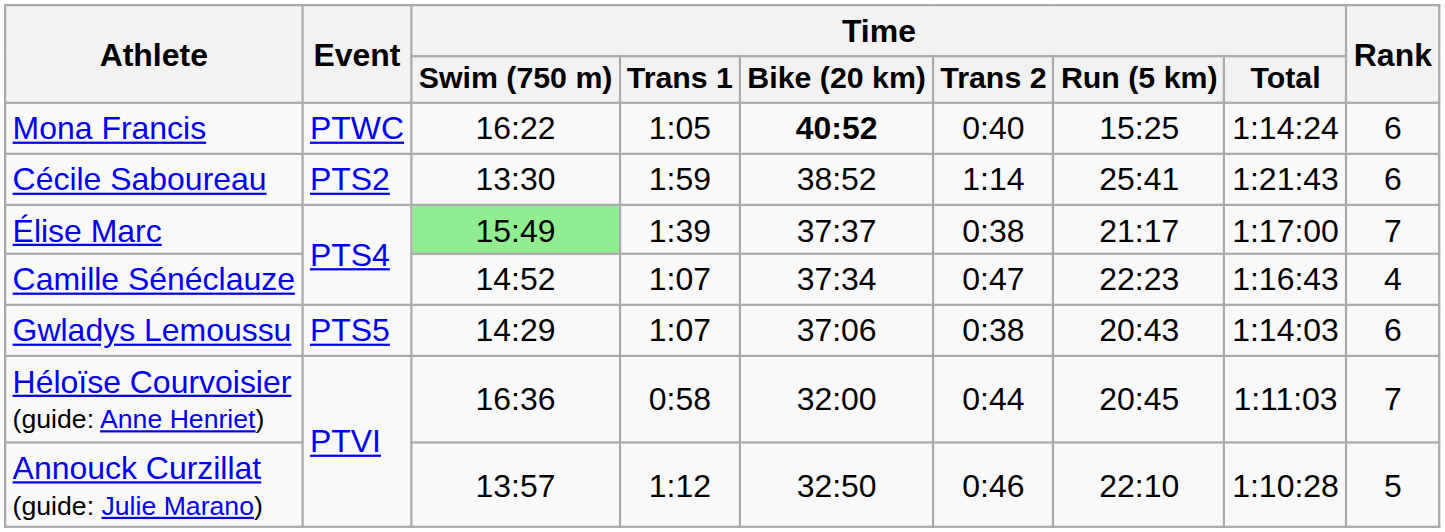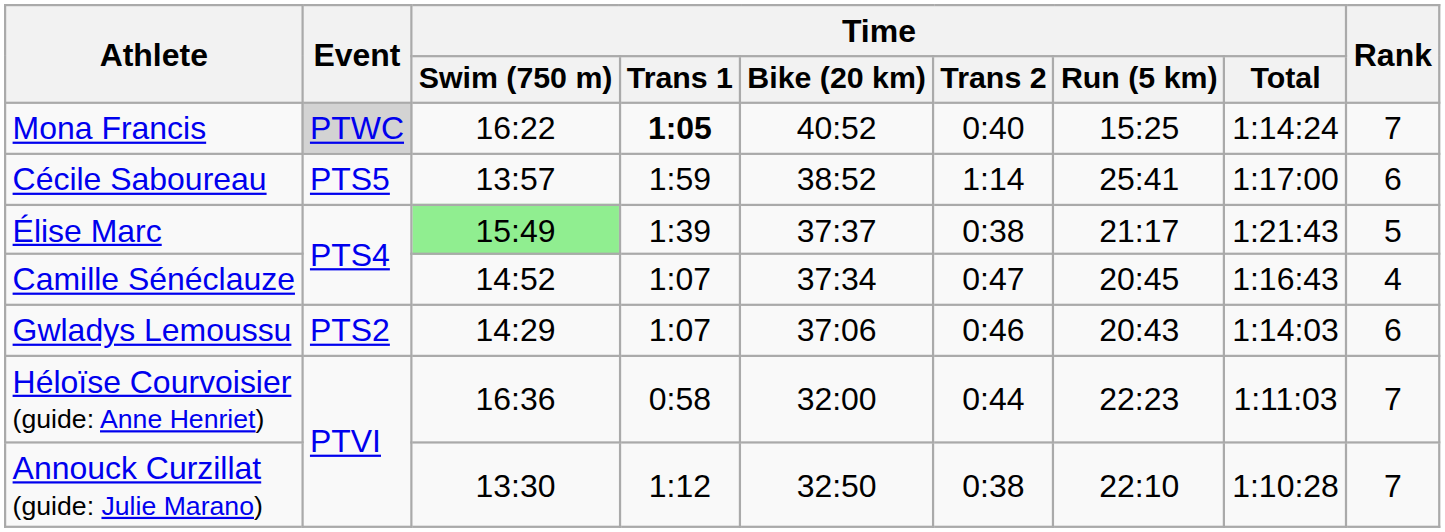(357, 129) no background -> (357, 129) lightgrey background
(680, 129) normal -> (680, 129) bold
(837, 129) bold -> (837, 129) normal
(1393, 129) 6 -> (1393, 129) 7
(350, 179) PTS2 -> (350, 179) PTS5
(516, 179) 13:30 -> (516, 179) 13:57
(1286, 179) 1:21:43 -> (1286, 179) 1:17:00
(1286, 230) 1:17:00 -> (1286, 230) 1:21:43
(1393, 230) 7 -> (1393, 230) 5
(1139, 280) 22:23 -> (1139, 280) 20:45
(350, 331) PTS5 -> (350, 331) PTS2
(993, 331) 0:38 -> (993, 331) 0:46
(1139, 399) 20:45 -> (1139, 399) 22:23
(516, 485) 13:57 -> (516, 485) 13:30
(993, 485) 0:46 -> (993, 485) 0:38
(1393, 485) 5 -> (1393, 485) 7
